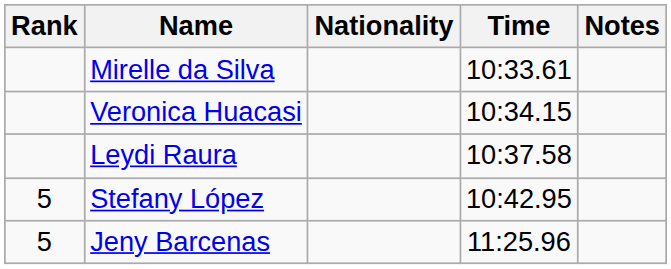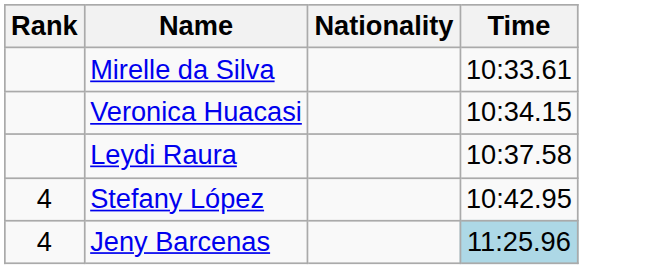- column: (622, 26)
(44, 198) 5 -> (44, 198) 4
(44, 241) 5 -> (44, 241) 4
(519, 241) no background -> (519, 241) lightblue background
